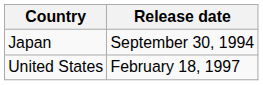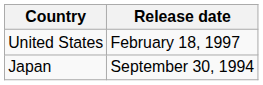rows swapped: (30, 42) <-> (56, 67)
